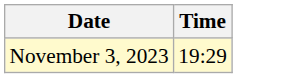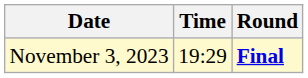+ column: (267, 21)
